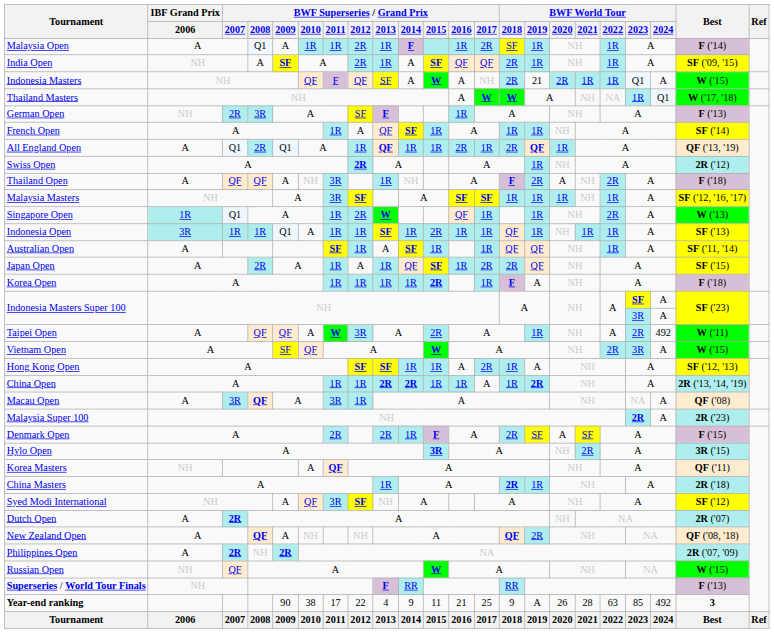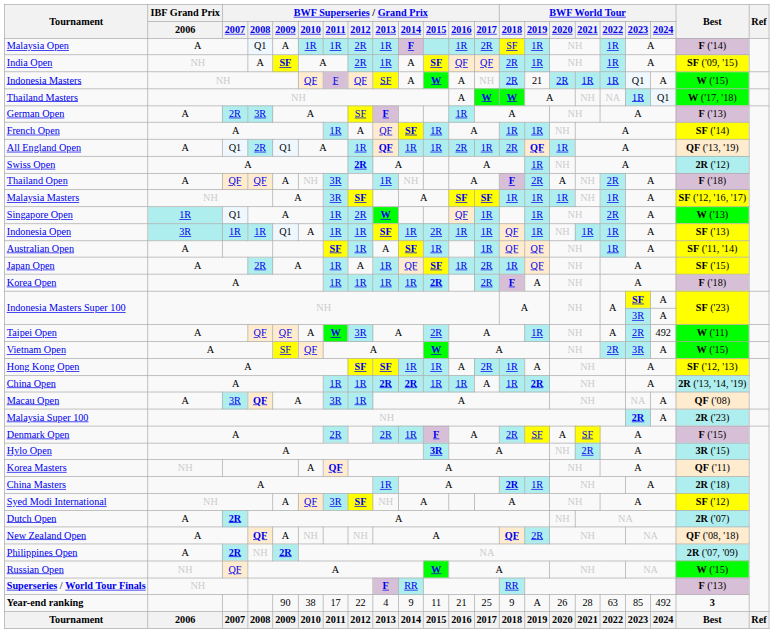(185, 114) NH -> (185, 114) A
(512, 266) 2R -> (512, 266) 1R
(487, 283) 1R -> (487, 283) 2R
